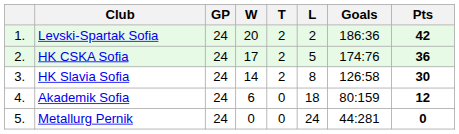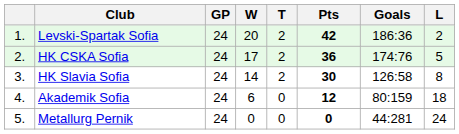columns swapped: (312, 14) <-> (423, 14)
